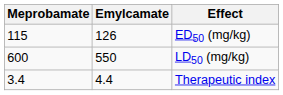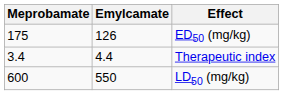(17, 35) 115 -> (18, 35) 175
rows swapped: (212, 58) <-> (225, 79)
